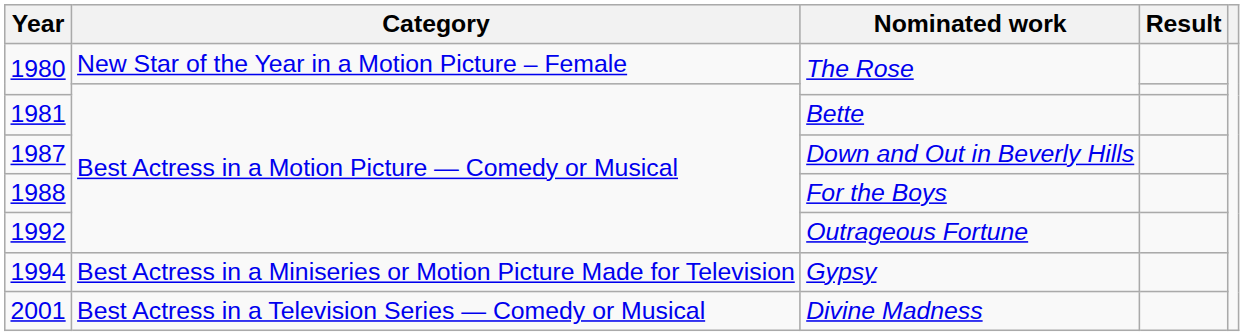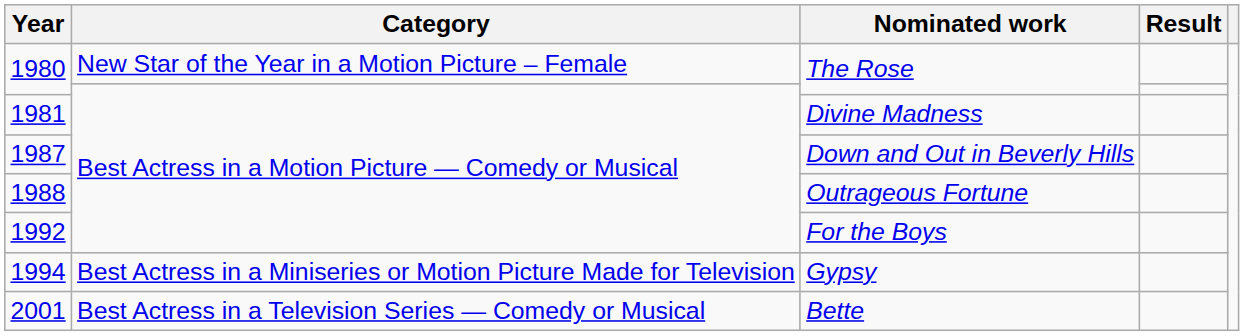(835, 114) Bette -> (894, 114) Divine Madness
(876, 192) For the Boys -> (917, 192) Outrageous Fortune
(917, 232) Outrageous Fortune -> (876, 232) For the Boys
(894, 310) Divine Madness -> (835, 310) Bette
